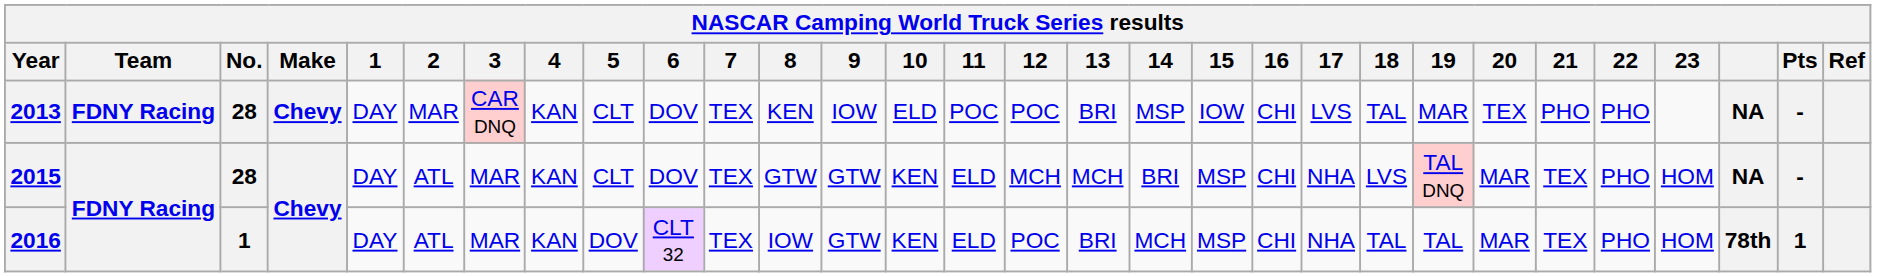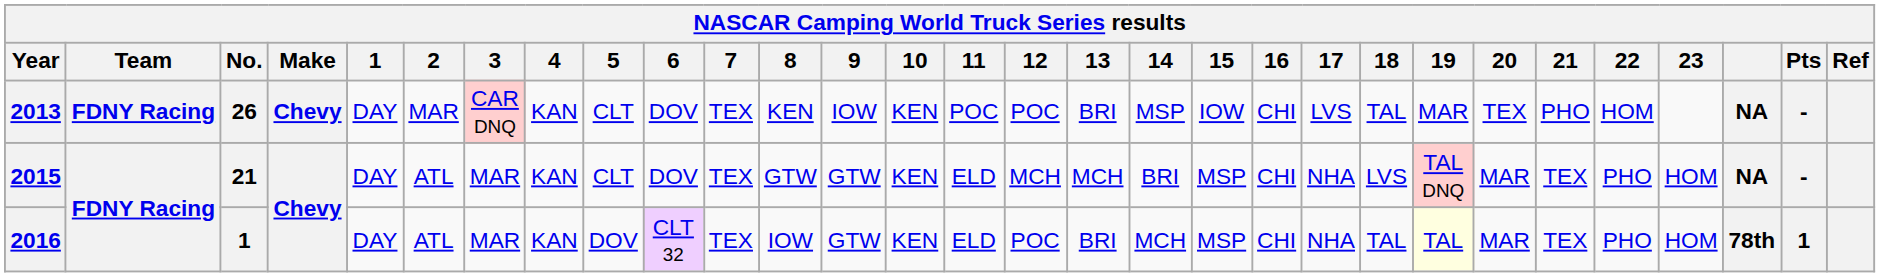(244, 112) 28 -> (244, 112) 26
(915, 112) ELD -> (915, 112) KEN
(1625, 112) PHO -> (1627, 112) HOM
(244, 175) 28 -> (244, 175) 21
(1443, 239) no background -> (1443, 239) lightyellow background
